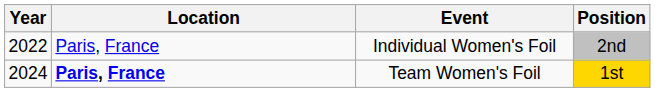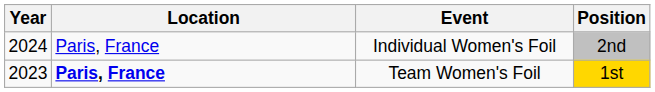(28, 45) 2022 -> (28, 45) 2024
(28, 73) 2024 -> (28, 73) 2023
